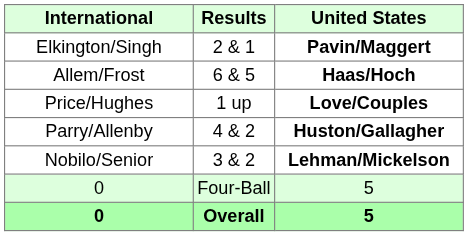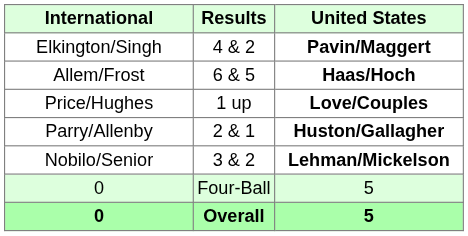(234, 46) 2 & 1 -> (234, 46) 4 & 2
(234, 131) 4 & 2 -> (234, 131) 2 & 1
